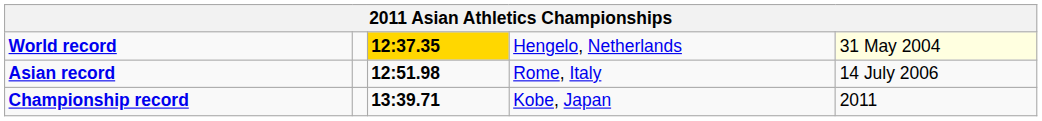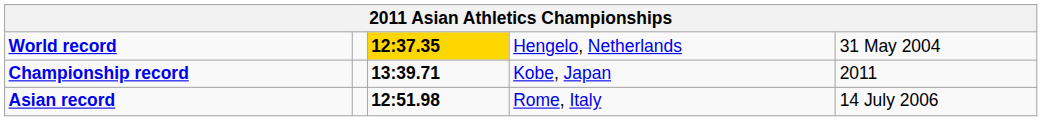(890, 45) lightyellow background -> (890, 45) no background
rows swapped: (62, 73) <-> (99, 101)
